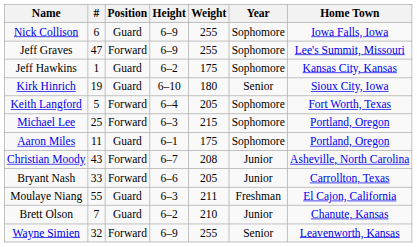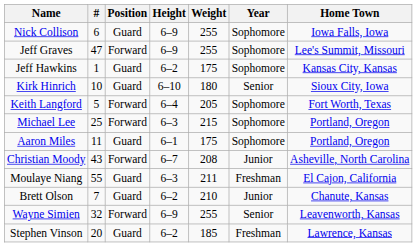(96, 86) 19 -> (96, 86) 10
- row: (46, 178)
+ row: (46, 232)
